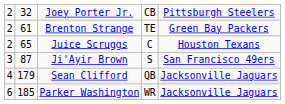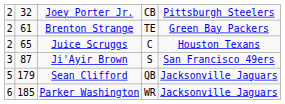(10, 76) 4 -> (10, 76) 5
